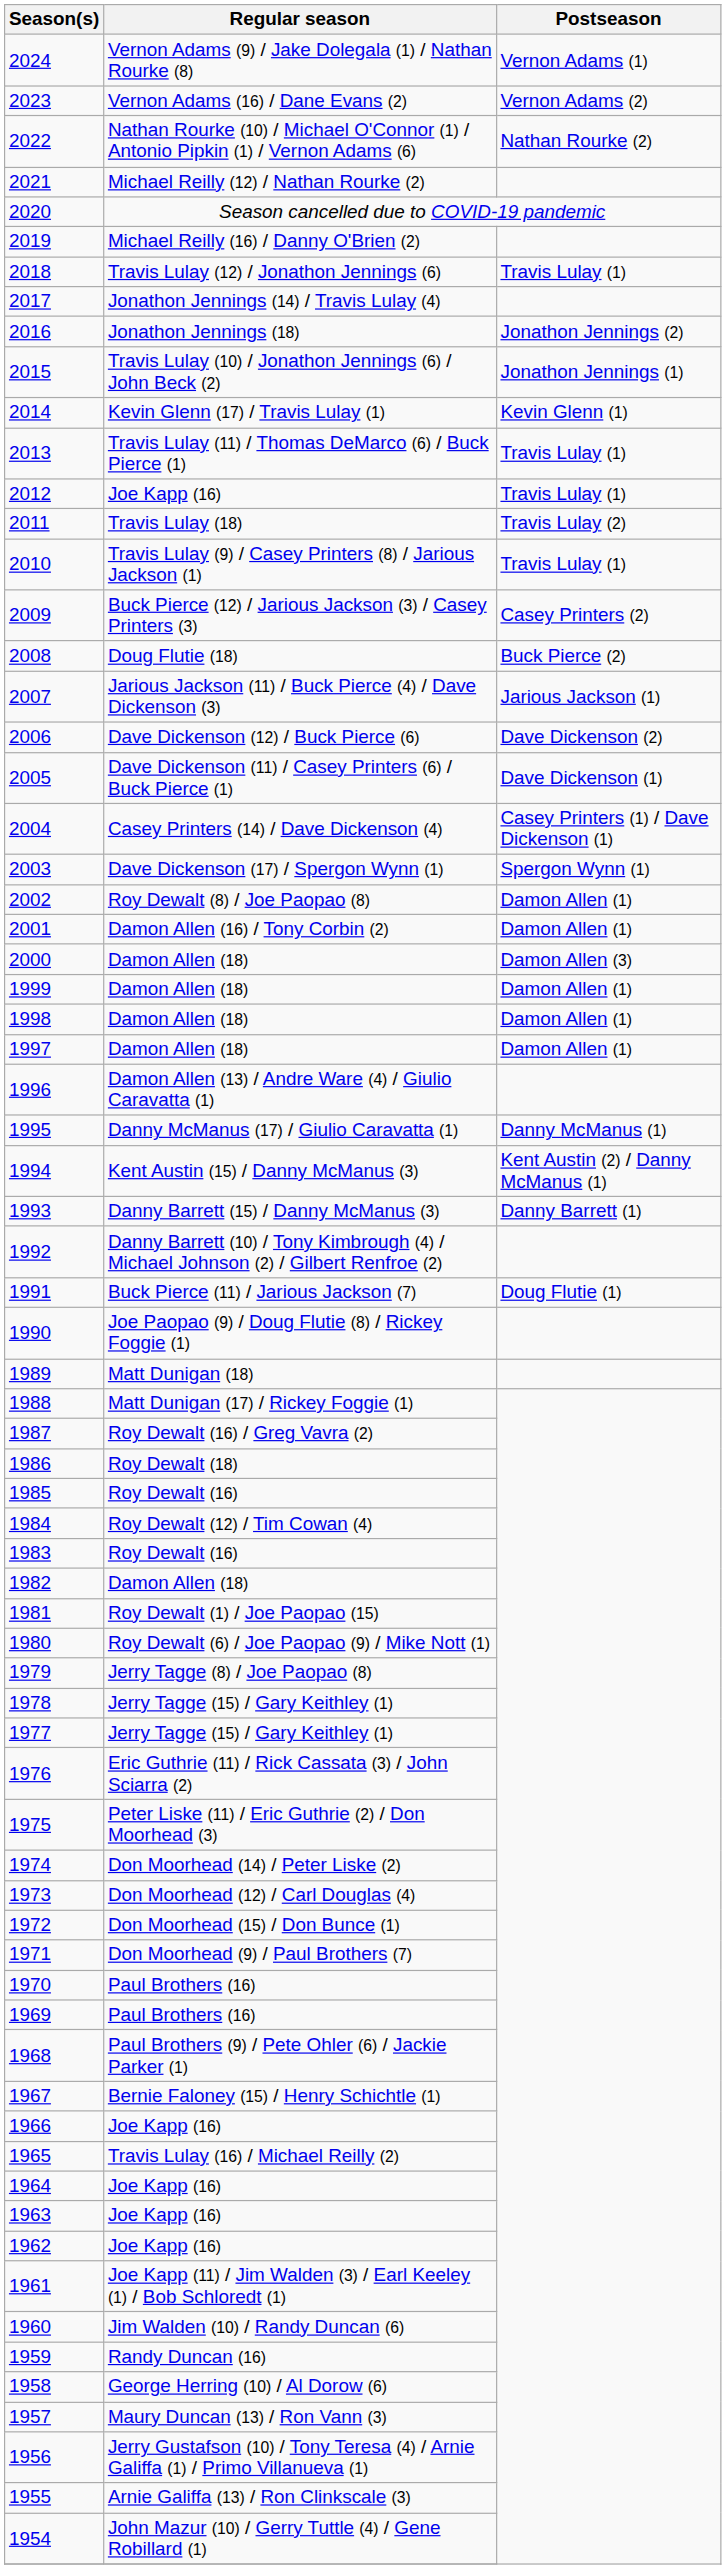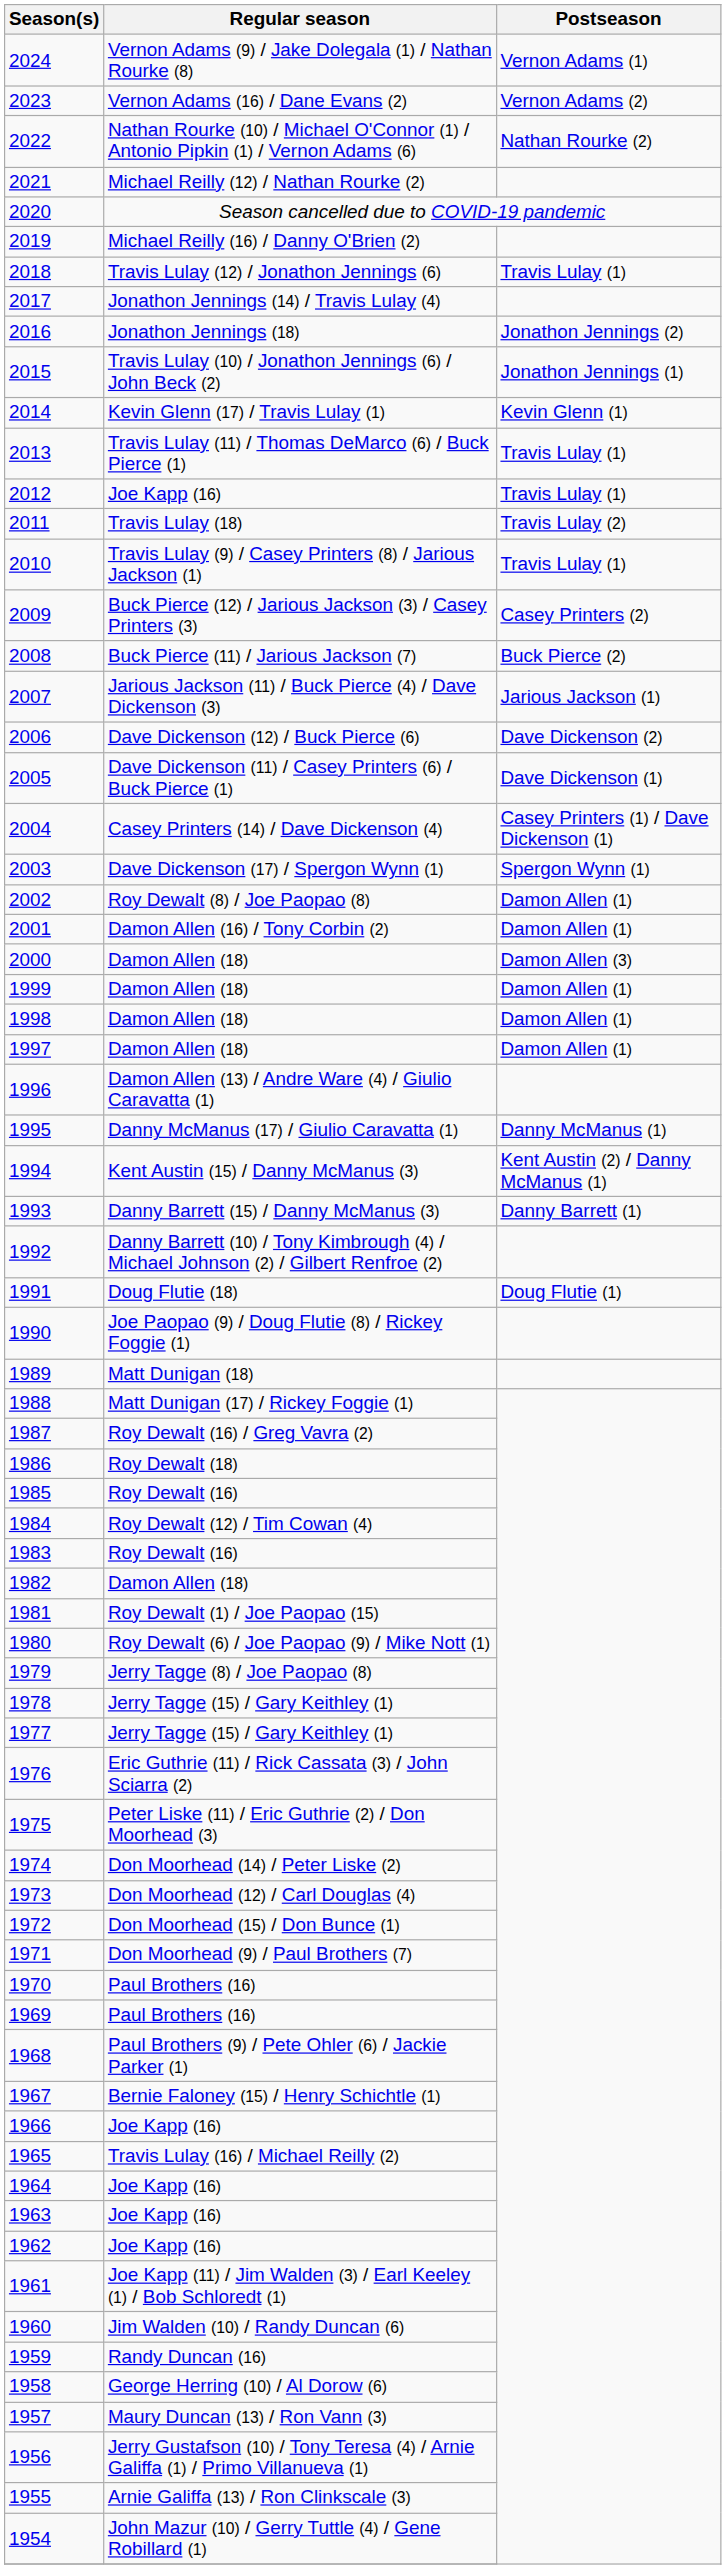(173, 655) Doug Flutie (18) -> (262, 655) Buck Pierce (11) / Jarious Jackson (7)
(262, 1292) Buck Pierce (11) / Jarious Jackson (7) -> (173, 1292) Doug Flutie (18)
